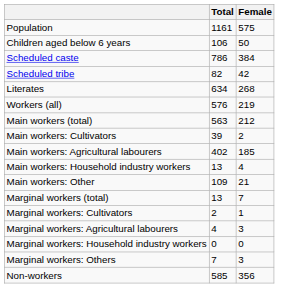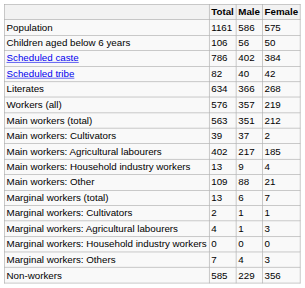+ column: (249, 12)
